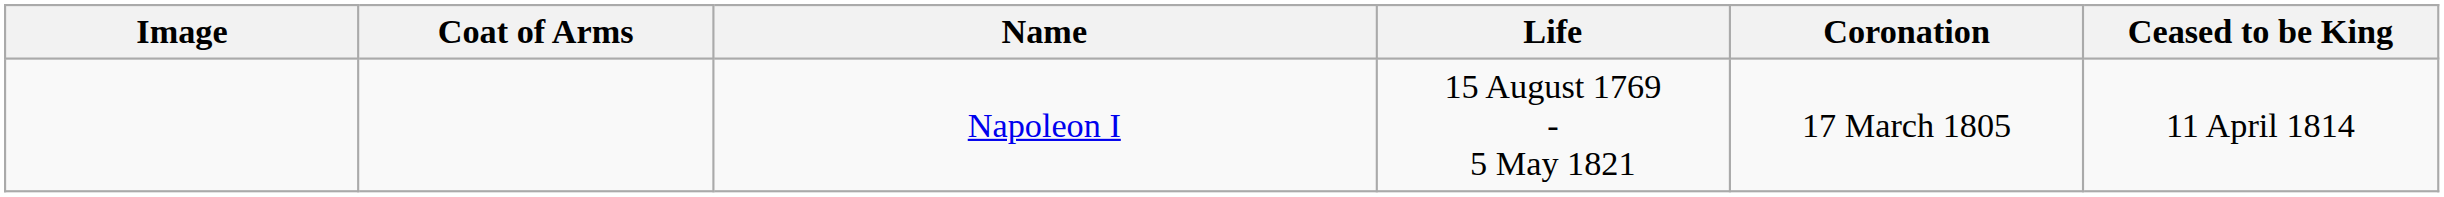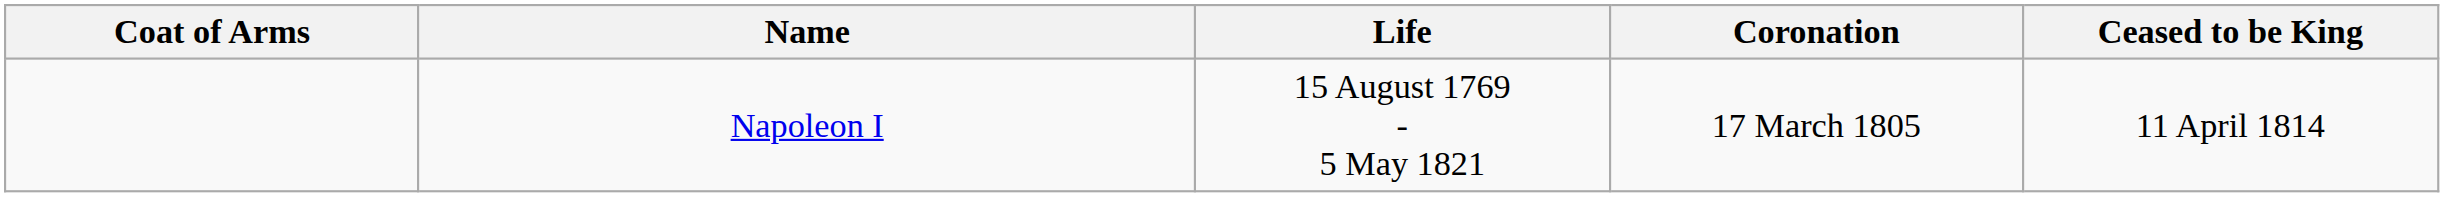- column: (182, 31)
